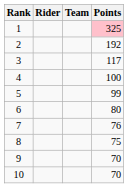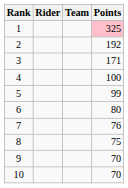(114, 61) 117 -> (114, 61) 171
